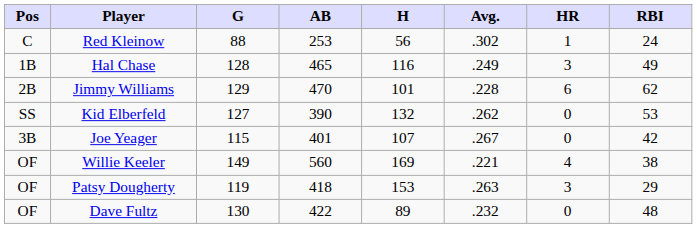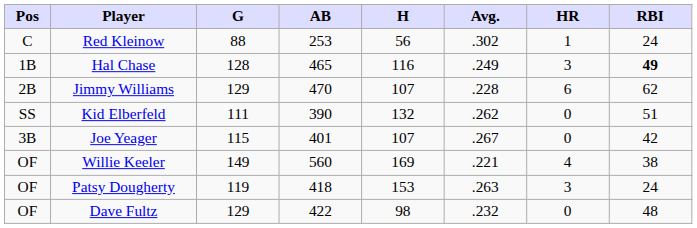(650, 65) normal -> (650, 65) bold
(403, 89) 101 -> (403, 89) 107
(238, 114) 127 -> (238, 114) 111
(650, 114) 53 -> (650, 114) 51
(650, 187) 29 -> (650, 187) 24
(238, 211) 130 -> (238, 211) 129
(403, 211) 89 -> (403, 211) 98
